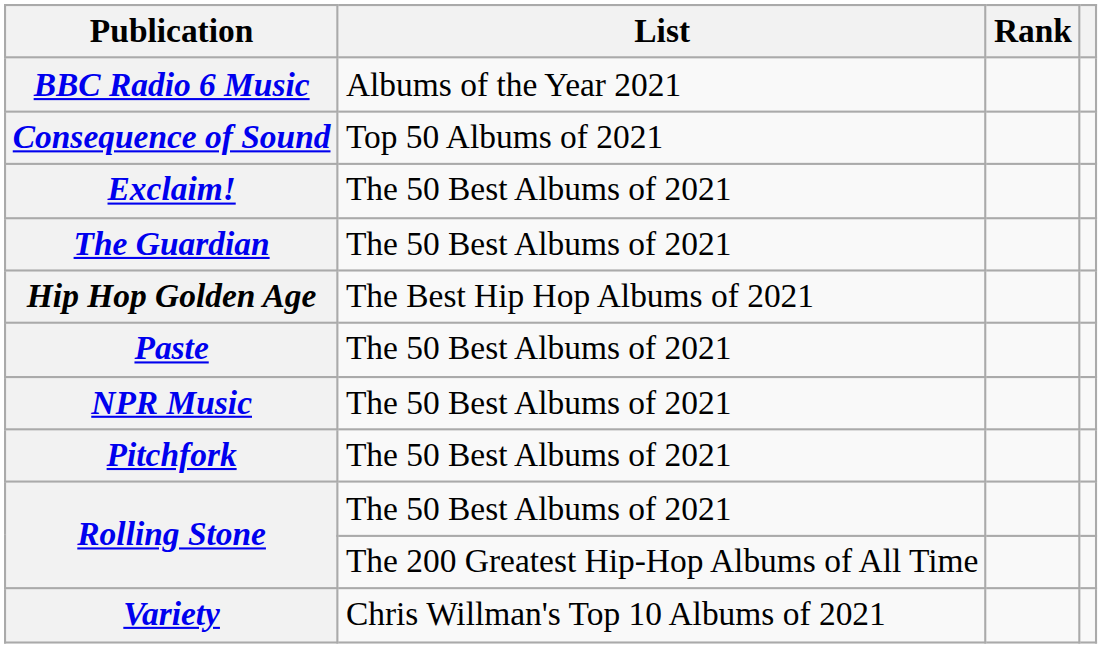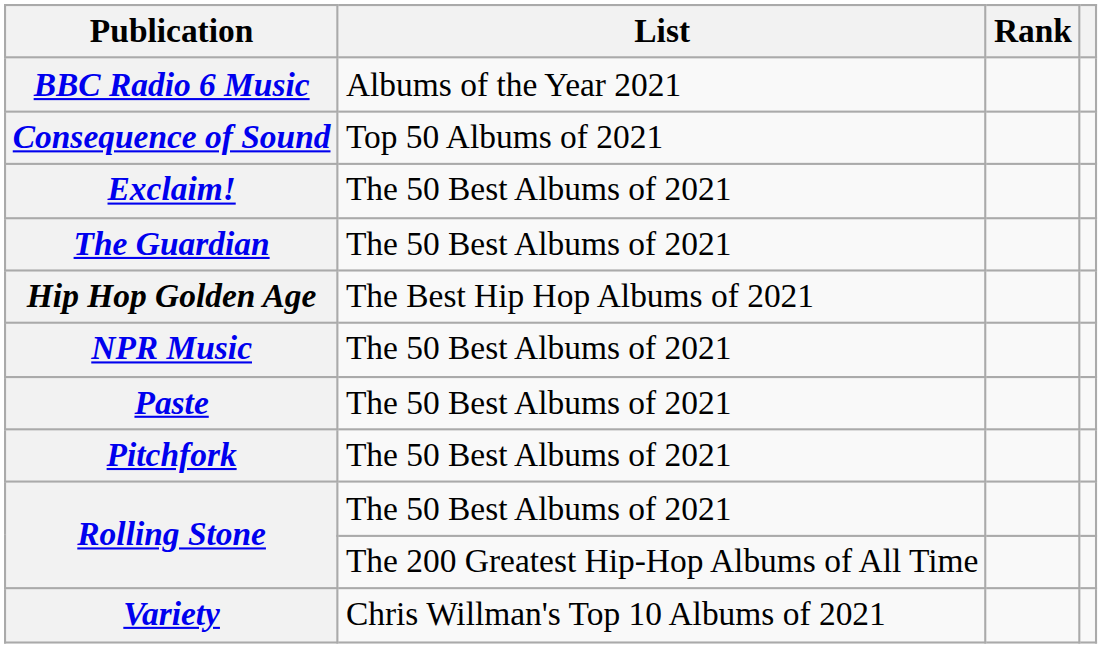rows swapped: (172, 402) <-> (172, 349)
